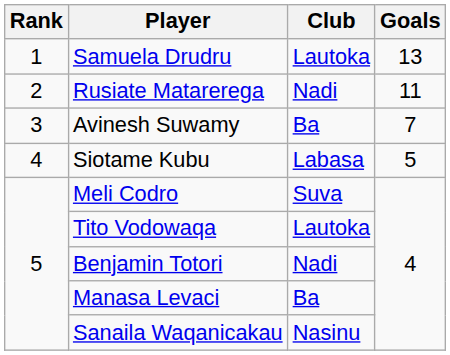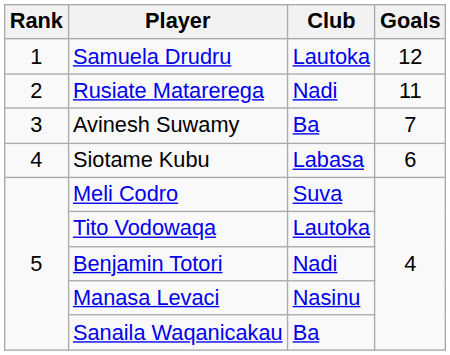(410, 56) 13 -> (410, 56) 12
(410, 159) 5 -> (410, 159) 6
(306, 297) Ba -> (327, 297) Nasinu
(327, 332) Nasinu -> (306, 332) Ba
